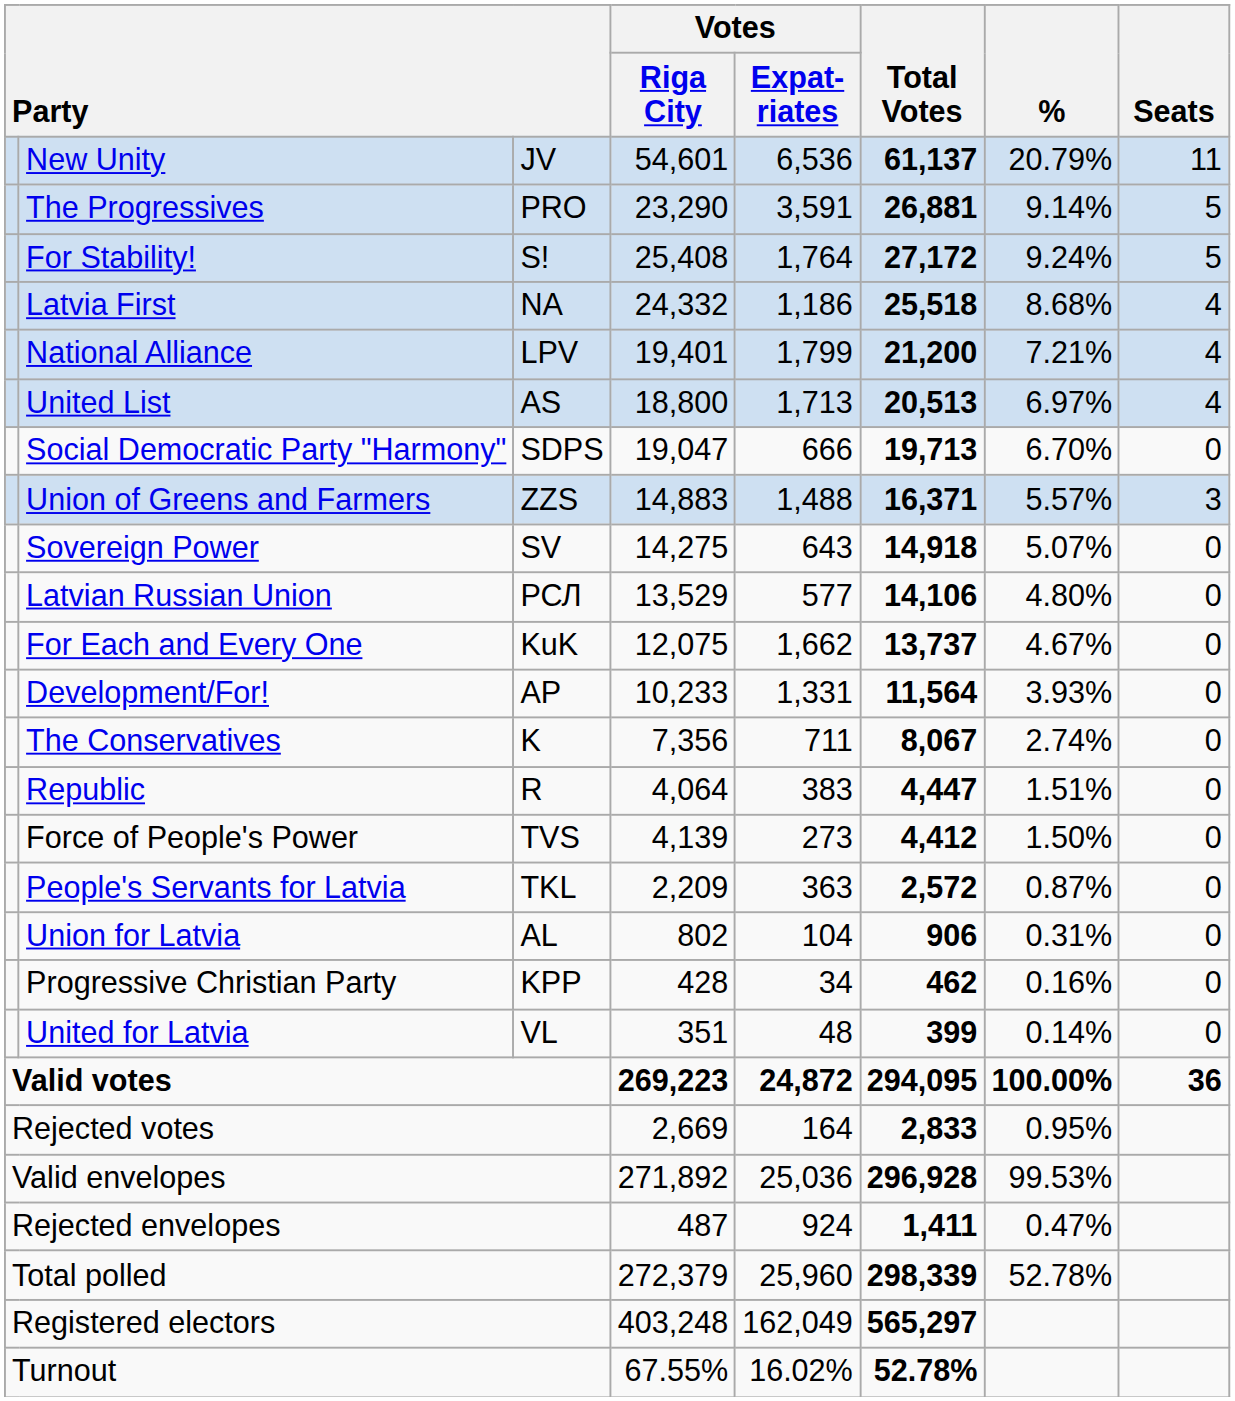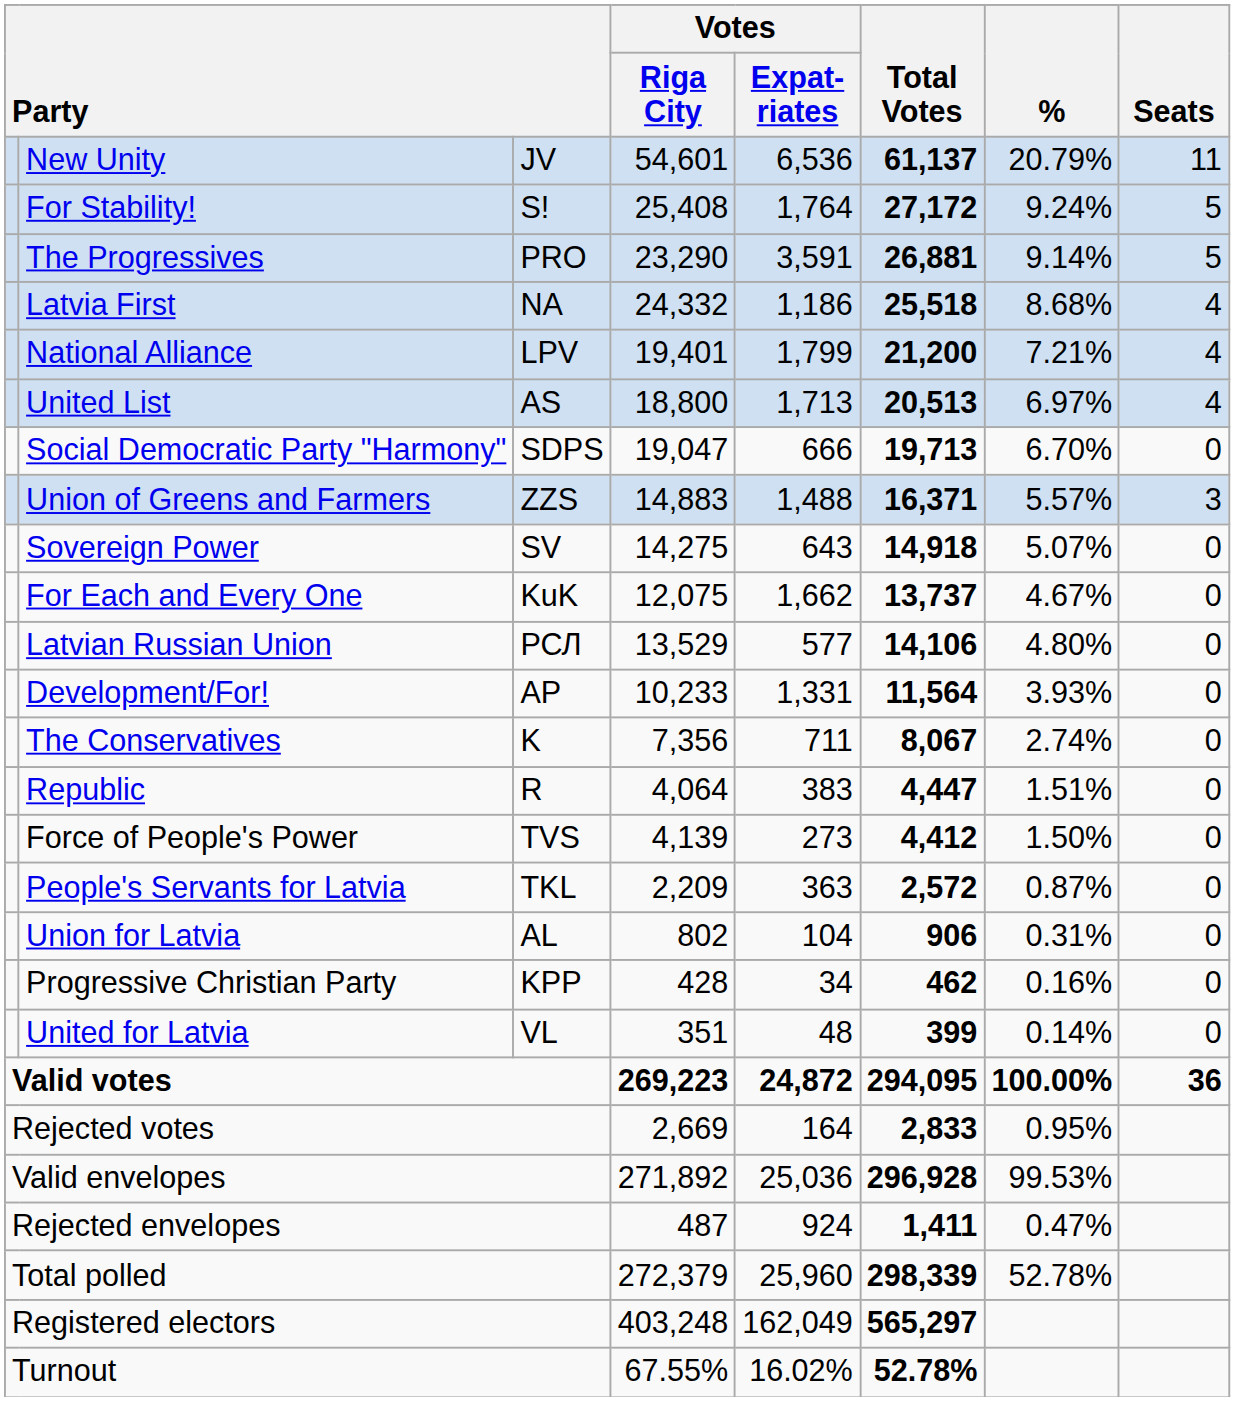rows swapped: (111, 256) <-> (145, 208)
rows swapped: (179, 596) <-> (194, 644)
